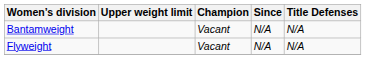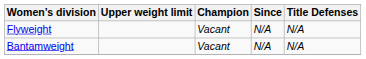rows swapped: (40, 29) <-> (29, 46)
